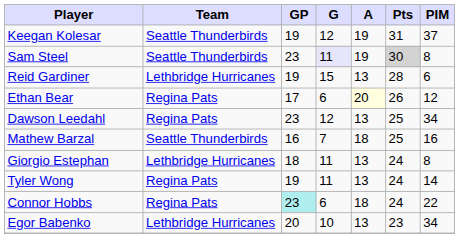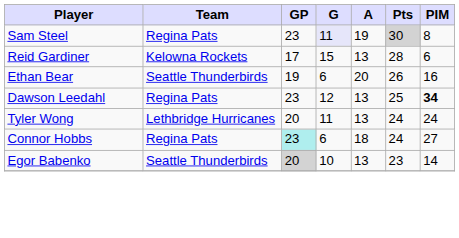- row: (54, 35)
(207, 56) Seattle Thunderbirds -> (182, 35) Regina Pats
(211, 77) Lethbridge Hurricanes -> (197, 56) Kelowna Rockets
(292, 77) 19 -> (292, 56) 17
(182, 98) Regina Pats -> (207, 77) Seattle Thunderbirds
(292, 98) 17 -> (292, 77) 19
(361, 98) lightyellow background -> (361, 77) no background
(431, 98) 12 -> (431, 77) 16
(431, 118) normal -> (431, 98) bold
- row: (51, 139)
- row: (58, 160)
(182, 181) Regina Pats -> (211, 118) Lethbridge Hurricanes
(292, 181) 19 -> (292, 118) 20
(431, 181) 14 -> (431, 118) 24
(431, 202) 22 -> (431, 139) 27
(211, 222) Lethbridge Hurricanes -> (207, 160) Seattle Thunderbirds
(292, 222) no background -> (292, 160) lightgrey background
(431, 222) 34 -> (431, 160) 14
